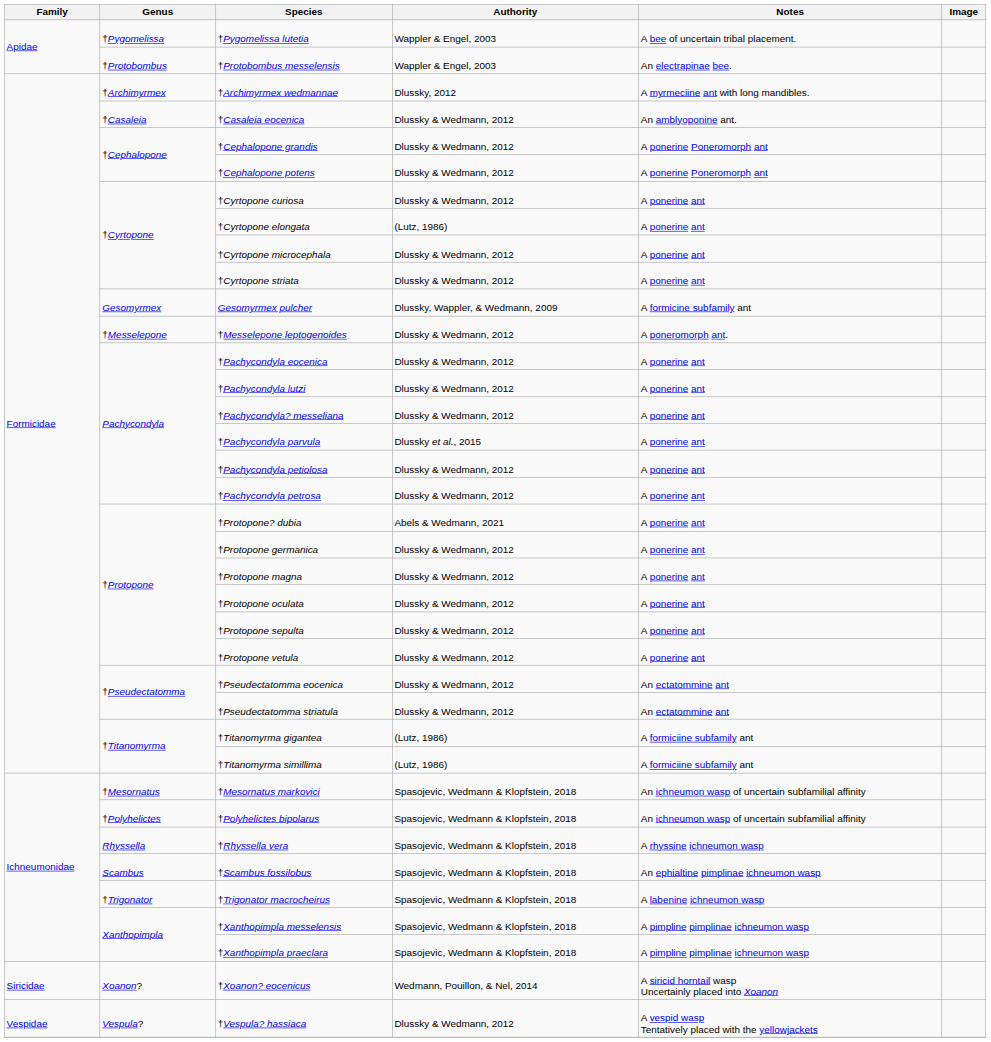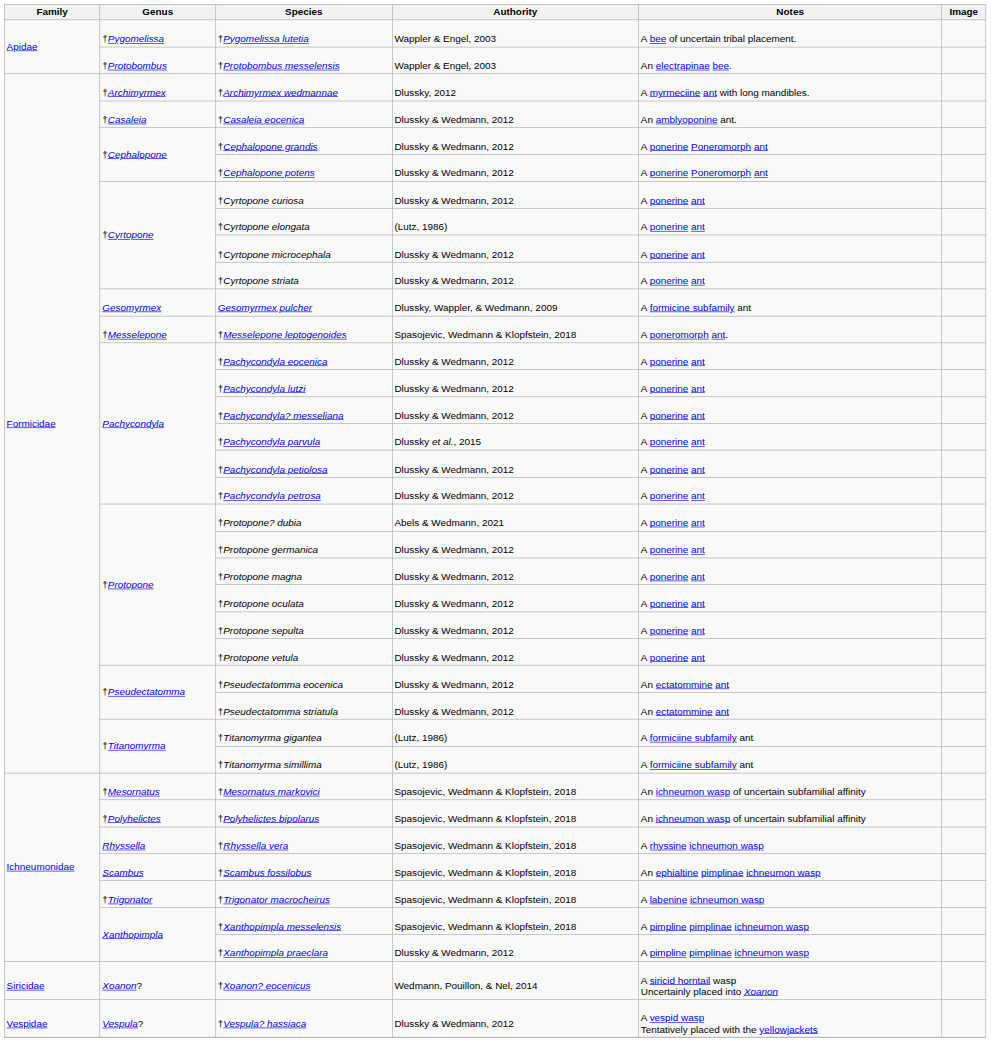(454, 335) Dlussky & Wedmann, 2012 -> (485, 335) Spasojevic, Wedmann & Klopfstein, 2018
(485, 953) Spasojevic, Wedmann & Klopfstein, 2018 -> (454, 953) Dlussky & Wedmann, 2012
